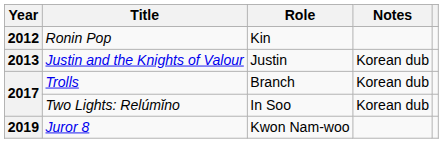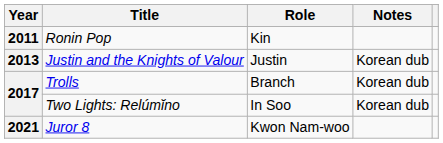(23, 37) 2012 -> (23, 37) 2011
(23, 127) 2019 -> (23, 127) 2021
